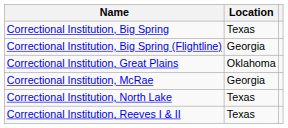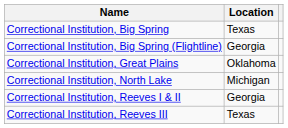- row: (80, 81)
(241, 98) Texas -> (248, 81) Michigan
(241, 115) Texas -> (246, 98) Georgia
+ row: (87, 115)
